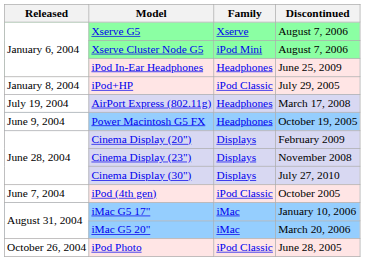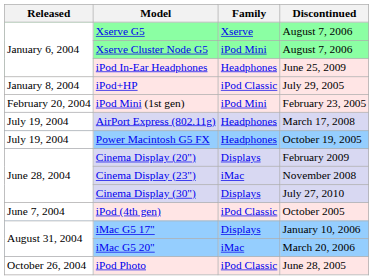+ row: (140, 103)
(36, 121) June 9, 2004 -> (38, 139) July 19, 2004
(236, 157) Displays -> (233, 175) iMac
(228, 211) iMac -> (241, 229) Displays
